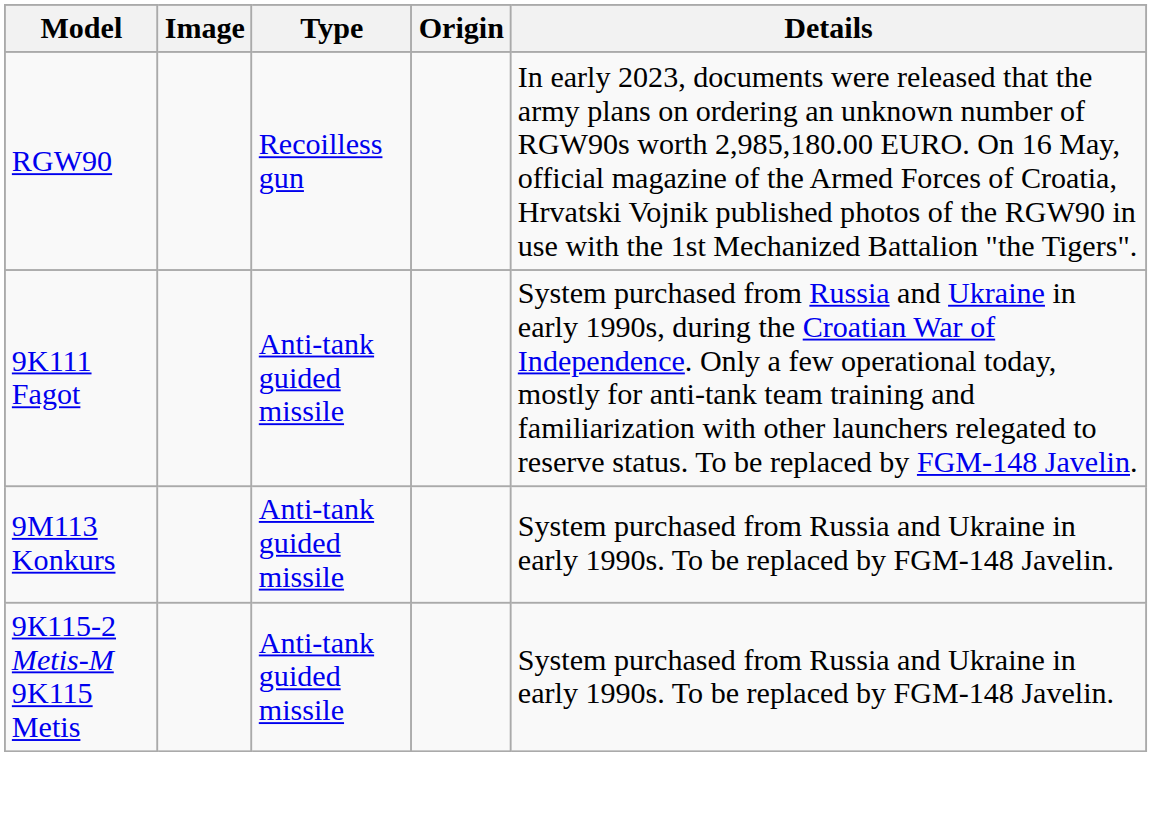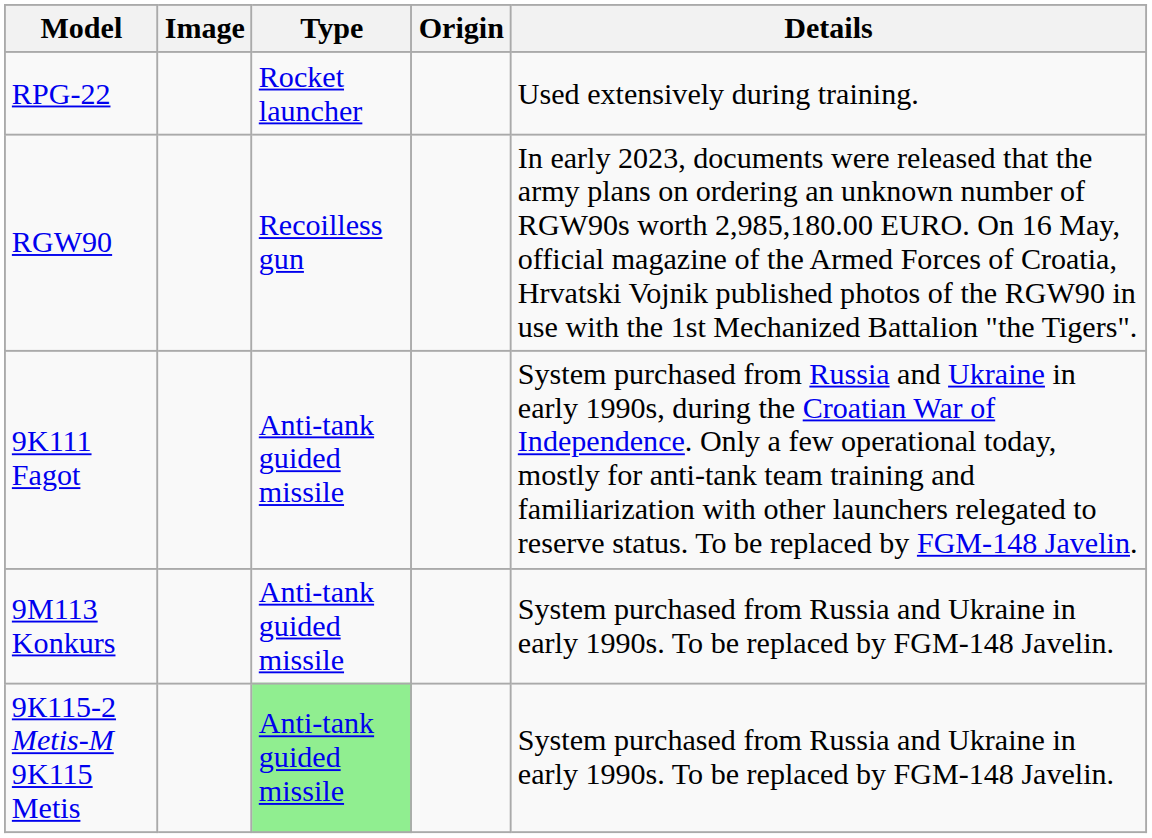+ row: (61, 92)
(316, 676) no background -> (316, 757) lightgreen background
